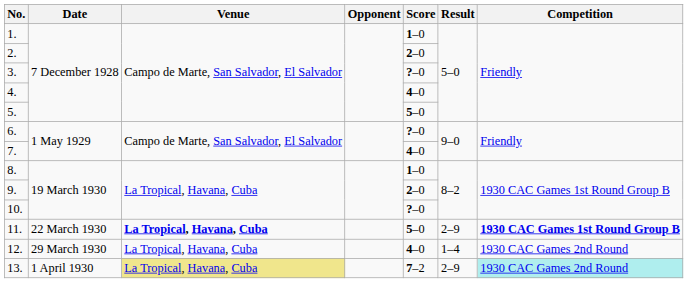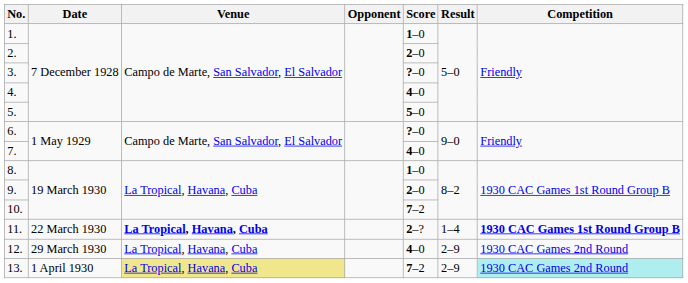(415, 209) ?–0 -> (415, 209) 7–2
(415, 229) 5–0 -> (415, 229) 2–?
(450, 229) 2–9 -> (450, 229) 1–4
(450, 248) 1–4 -> (450, 248) 2–9
